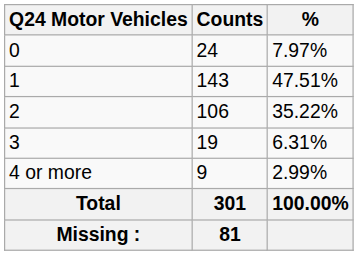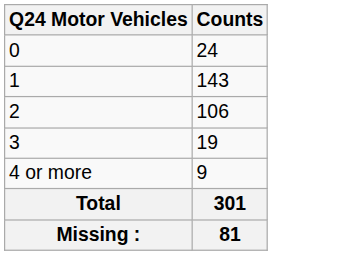- column: (310, 19)
